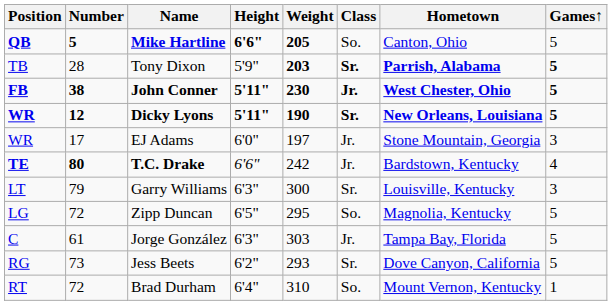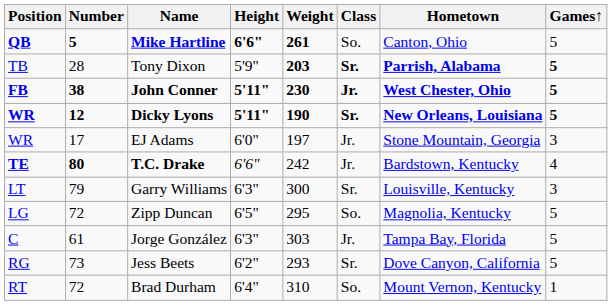(298, 41) 205 -> (298, 41) 261
